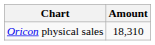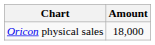(128, 31) 18,310 -> (128, 31) 18,000
